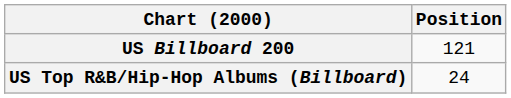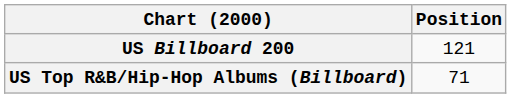(459, 78) 24 -> (459, 78) 71
